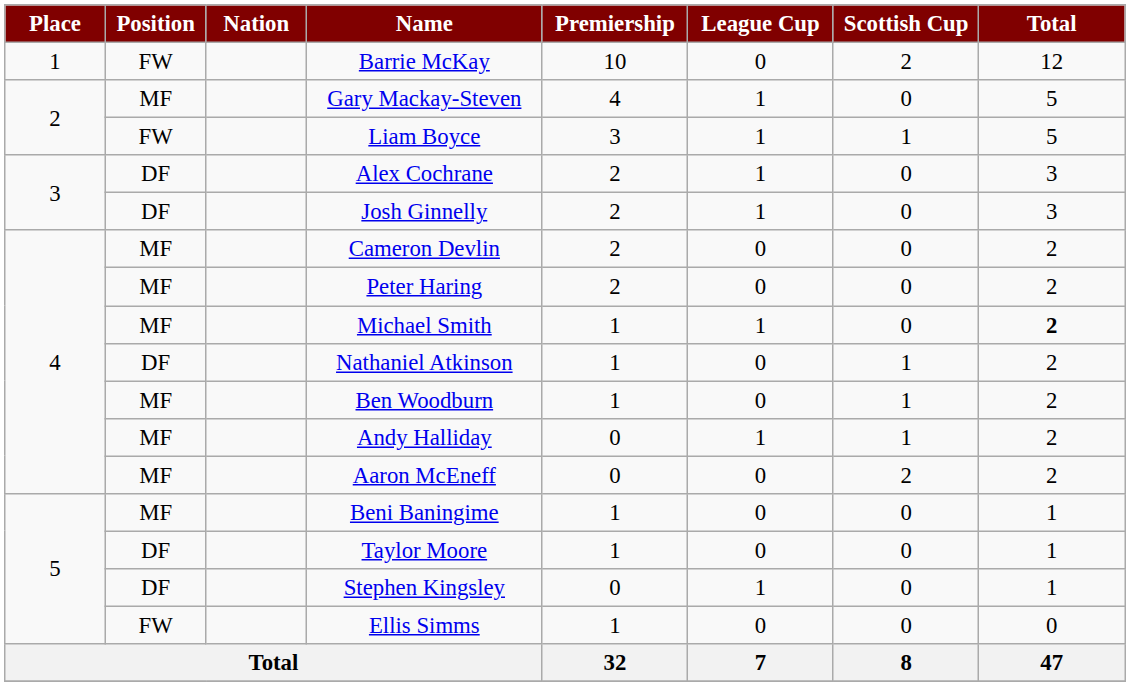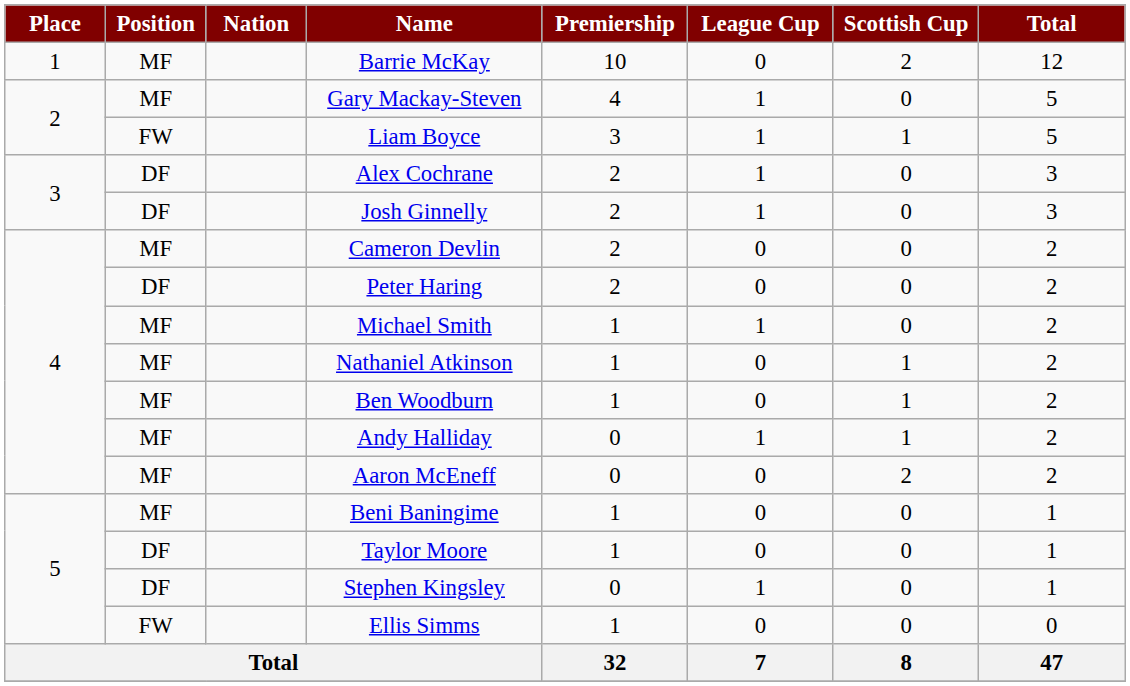(156, 61) FW -> (156, 61) MF
(156, 286) MF -> (156, 286) DF
(1052, 324) bold -> (1052, 324) normal
(156, 361) DF -> (156, 361) MF
